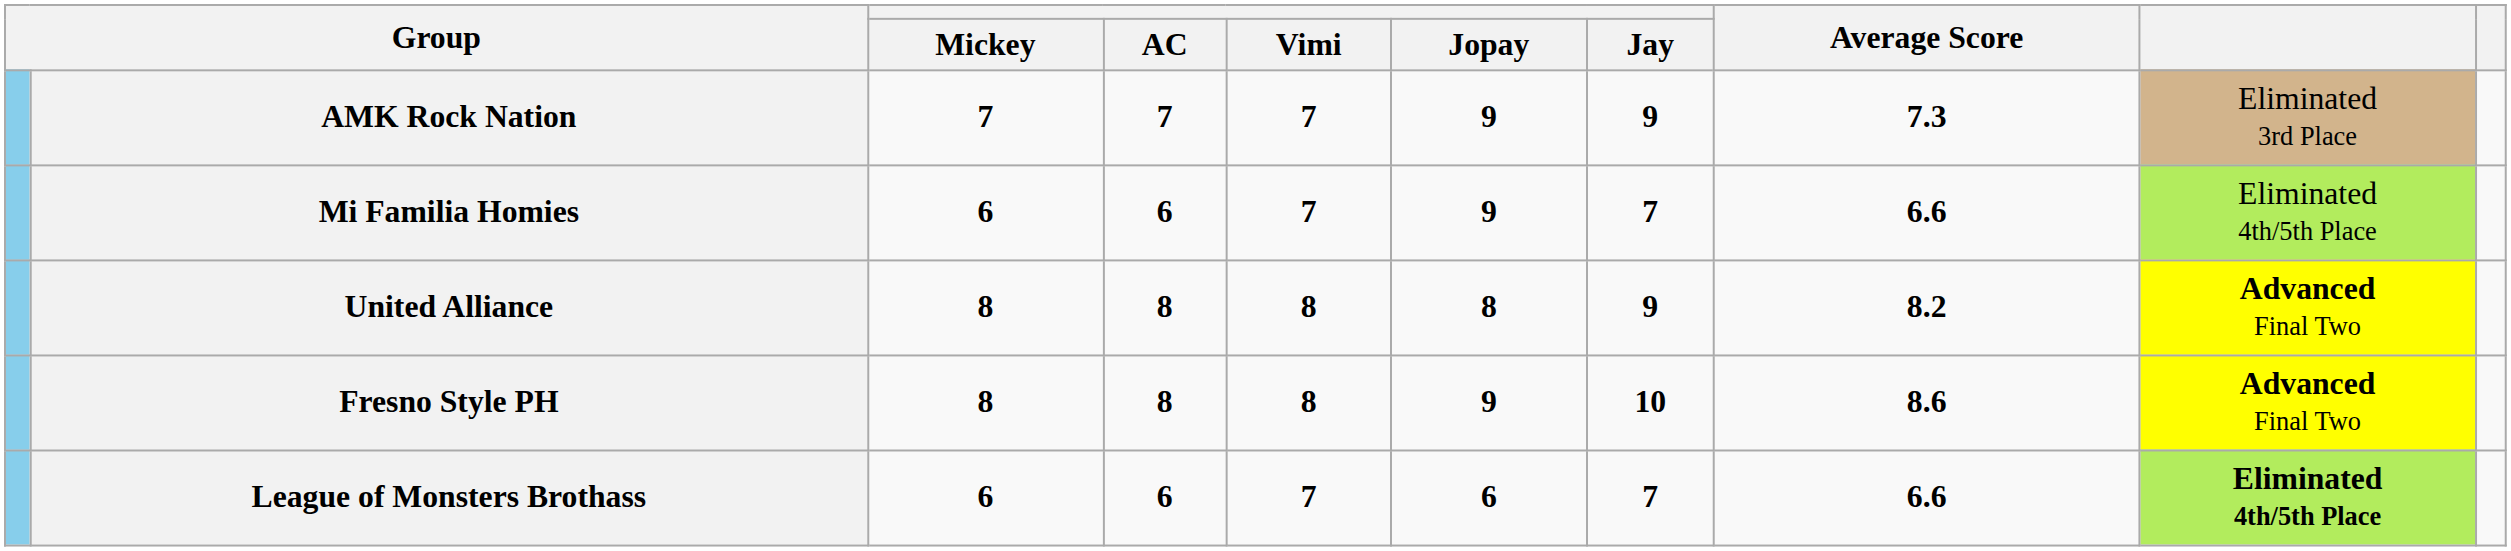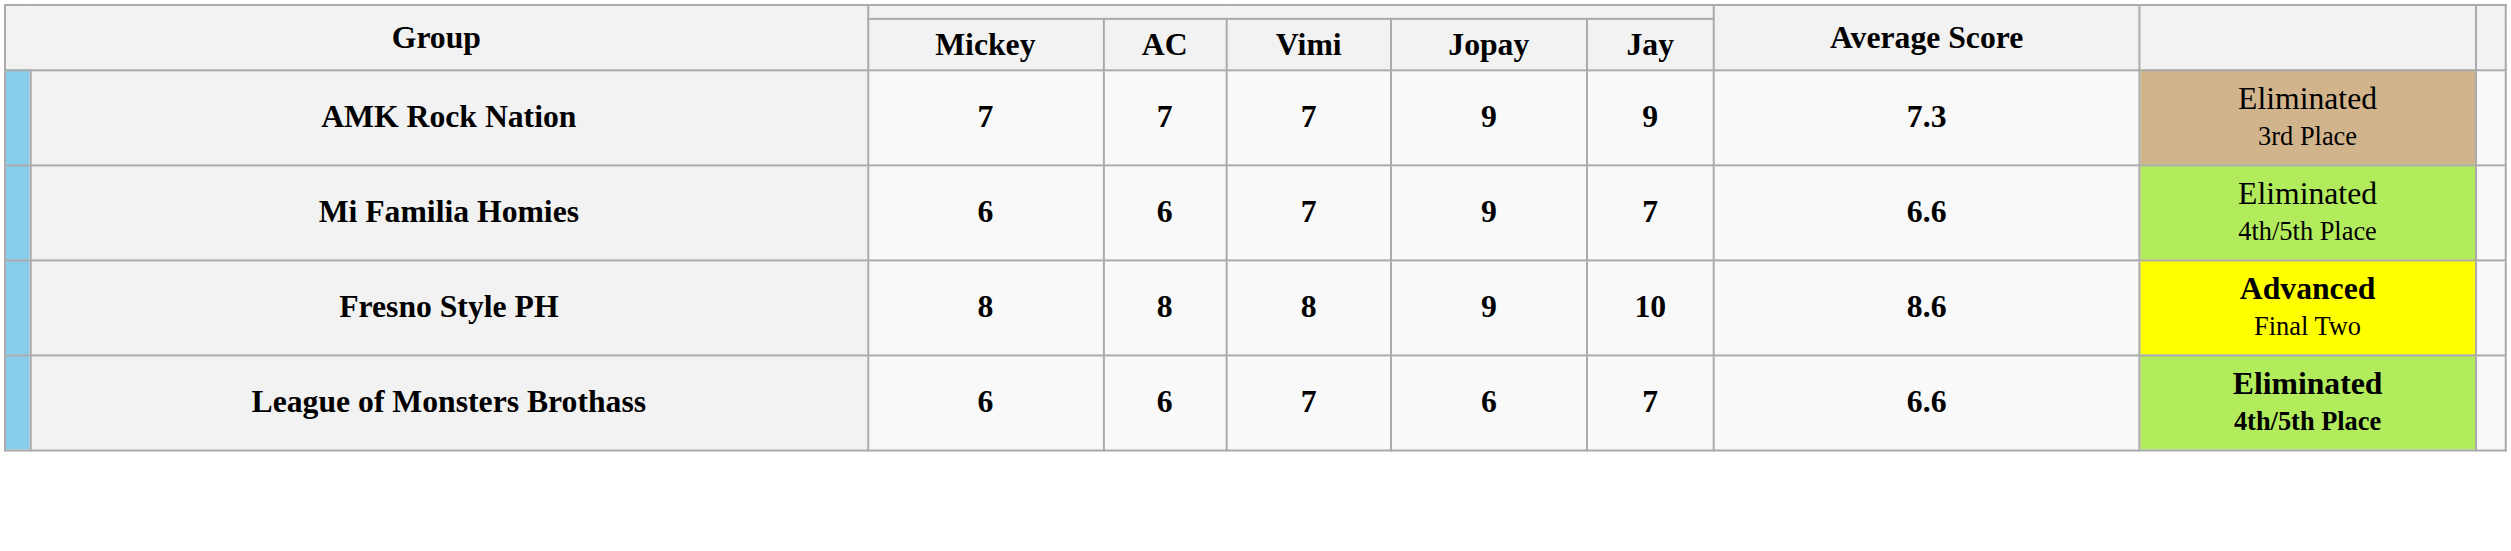- row: (449, 306)
